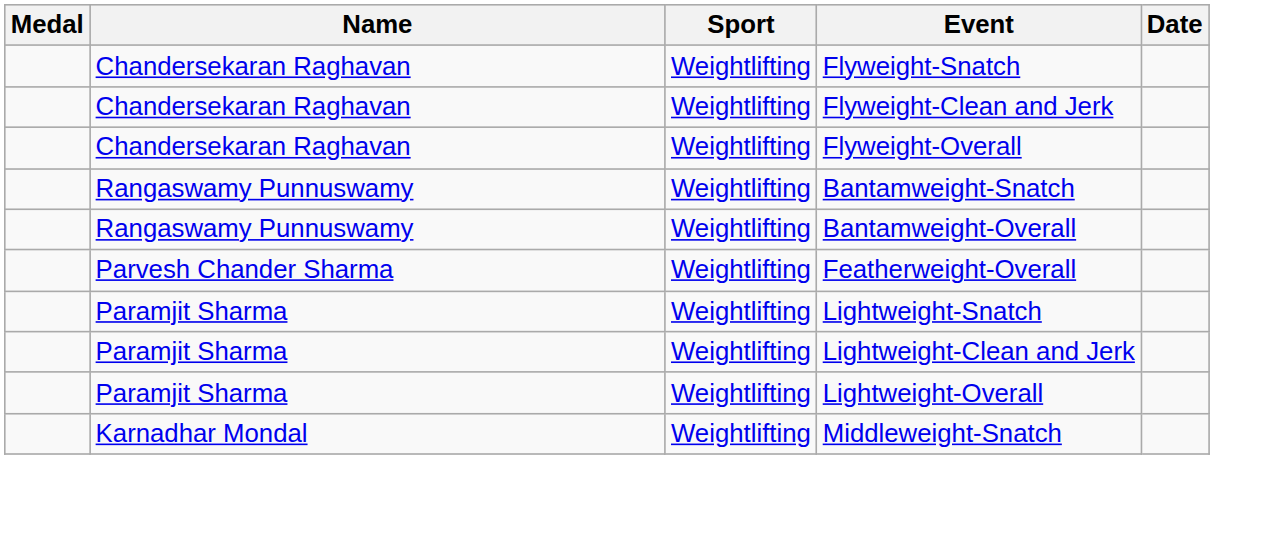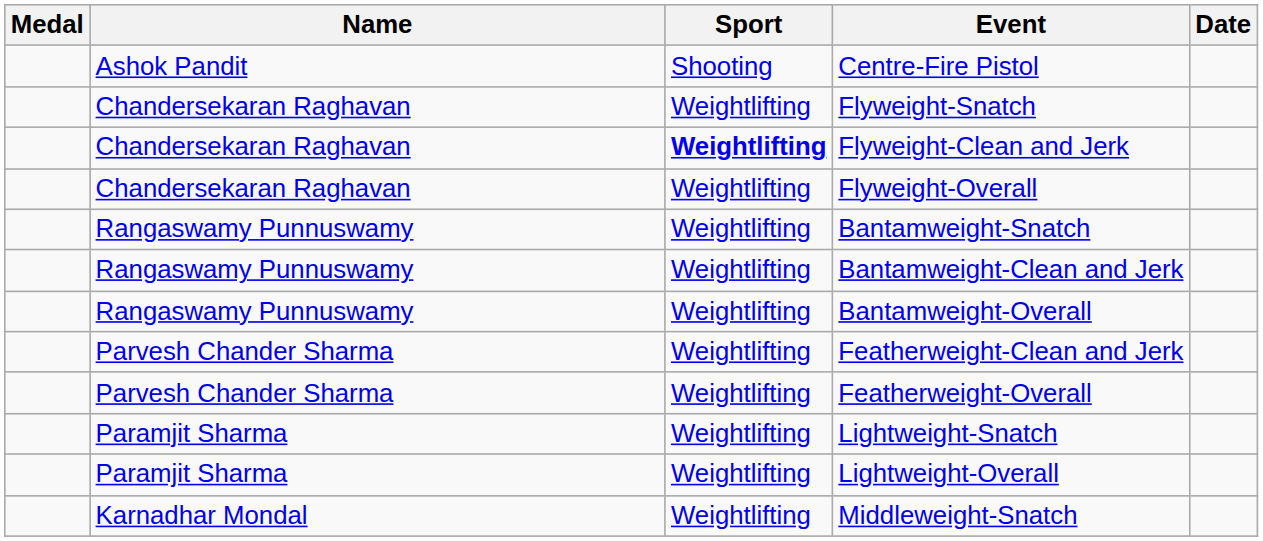+ row: (939, 65)
(741, 106) normal -> (749, 147) bold
+ row: (1011, 270)
+ row: (1011, 351)
- row: (979, 351)
